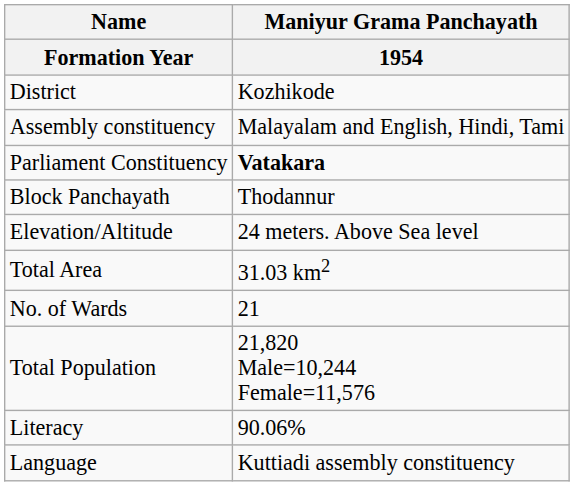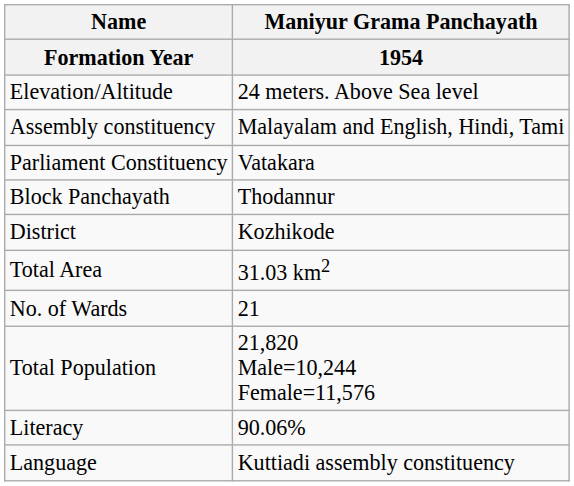rows swapped: (43, 92) <-> (91, 232)
(281, 162) bold -> (276, 162) normal
